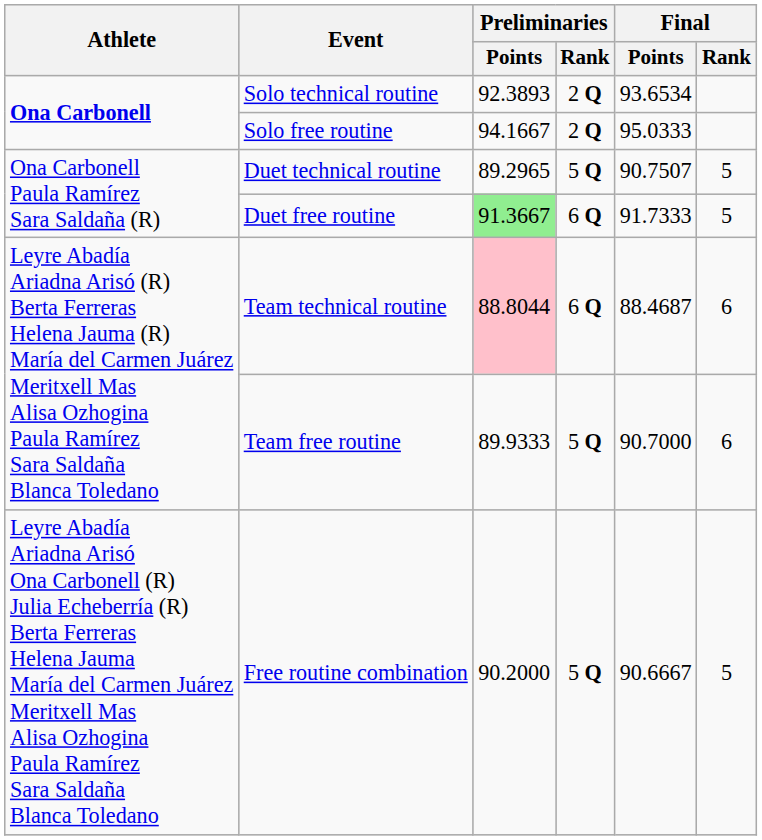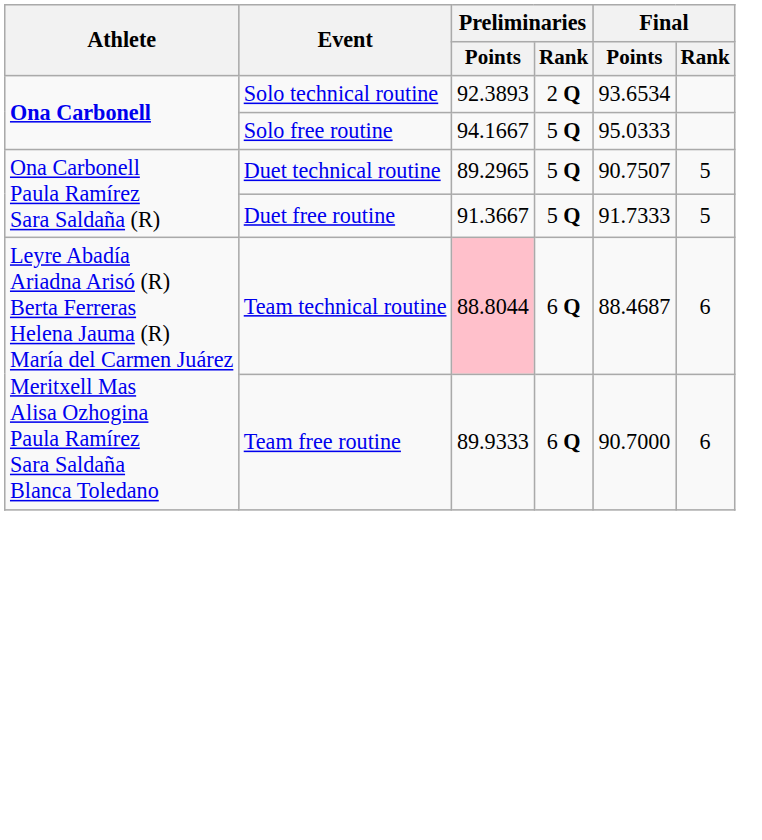(585, 130) 2 Q -> (564, 130) 5 Q
(514, 215) lightgreen background -> (493, 215) no background
(585, 215) 6 Q -> (564, 215) 5 Q
(585, 442) 5 Q -> (564, 442) 6 Q
- row: (356, 672)
